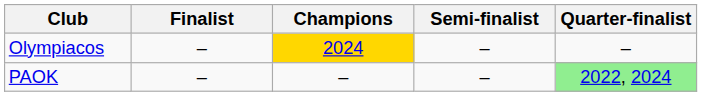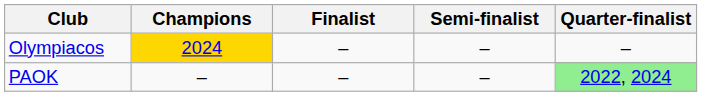columns swapped: (343, 18) <-> (202, 18)
